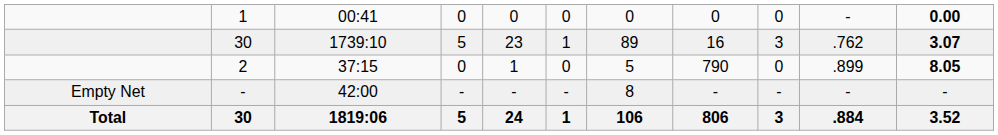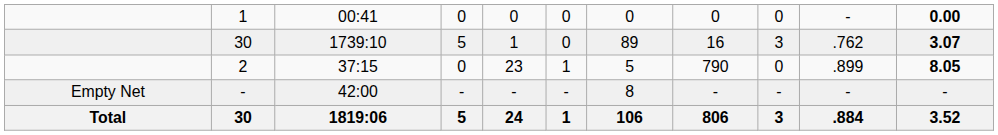(514, 42) 23 -> (514, 42) 1
(566, 42) 1 -> (566, 42) 0
(514, 67) 1 -> (514, 67) 23
(566, 67) 0 -> (566, 67) 1
